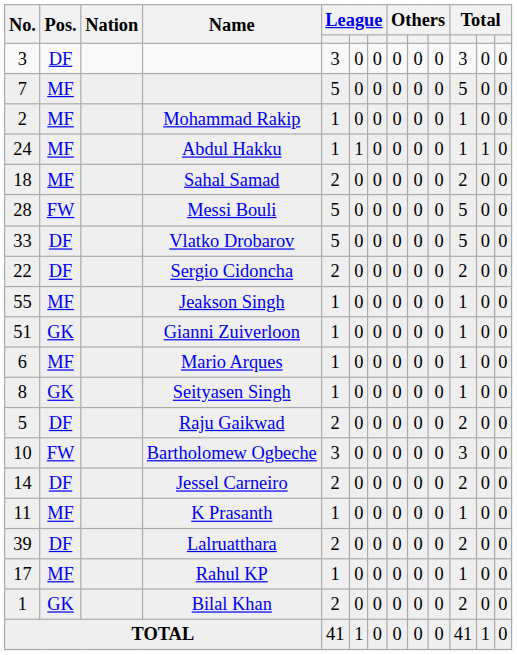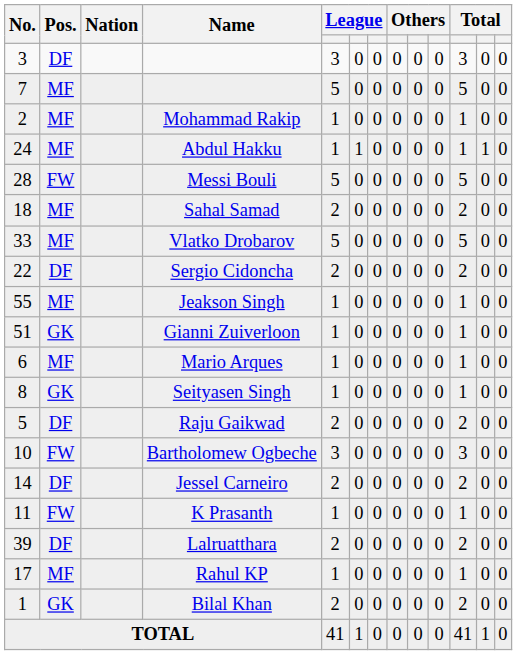rows swapped: (22, 210) <-> (22, 180)
(61, 240) DF -> (61, 240) MF
(61, 513) MF -> (61, 513) FW
